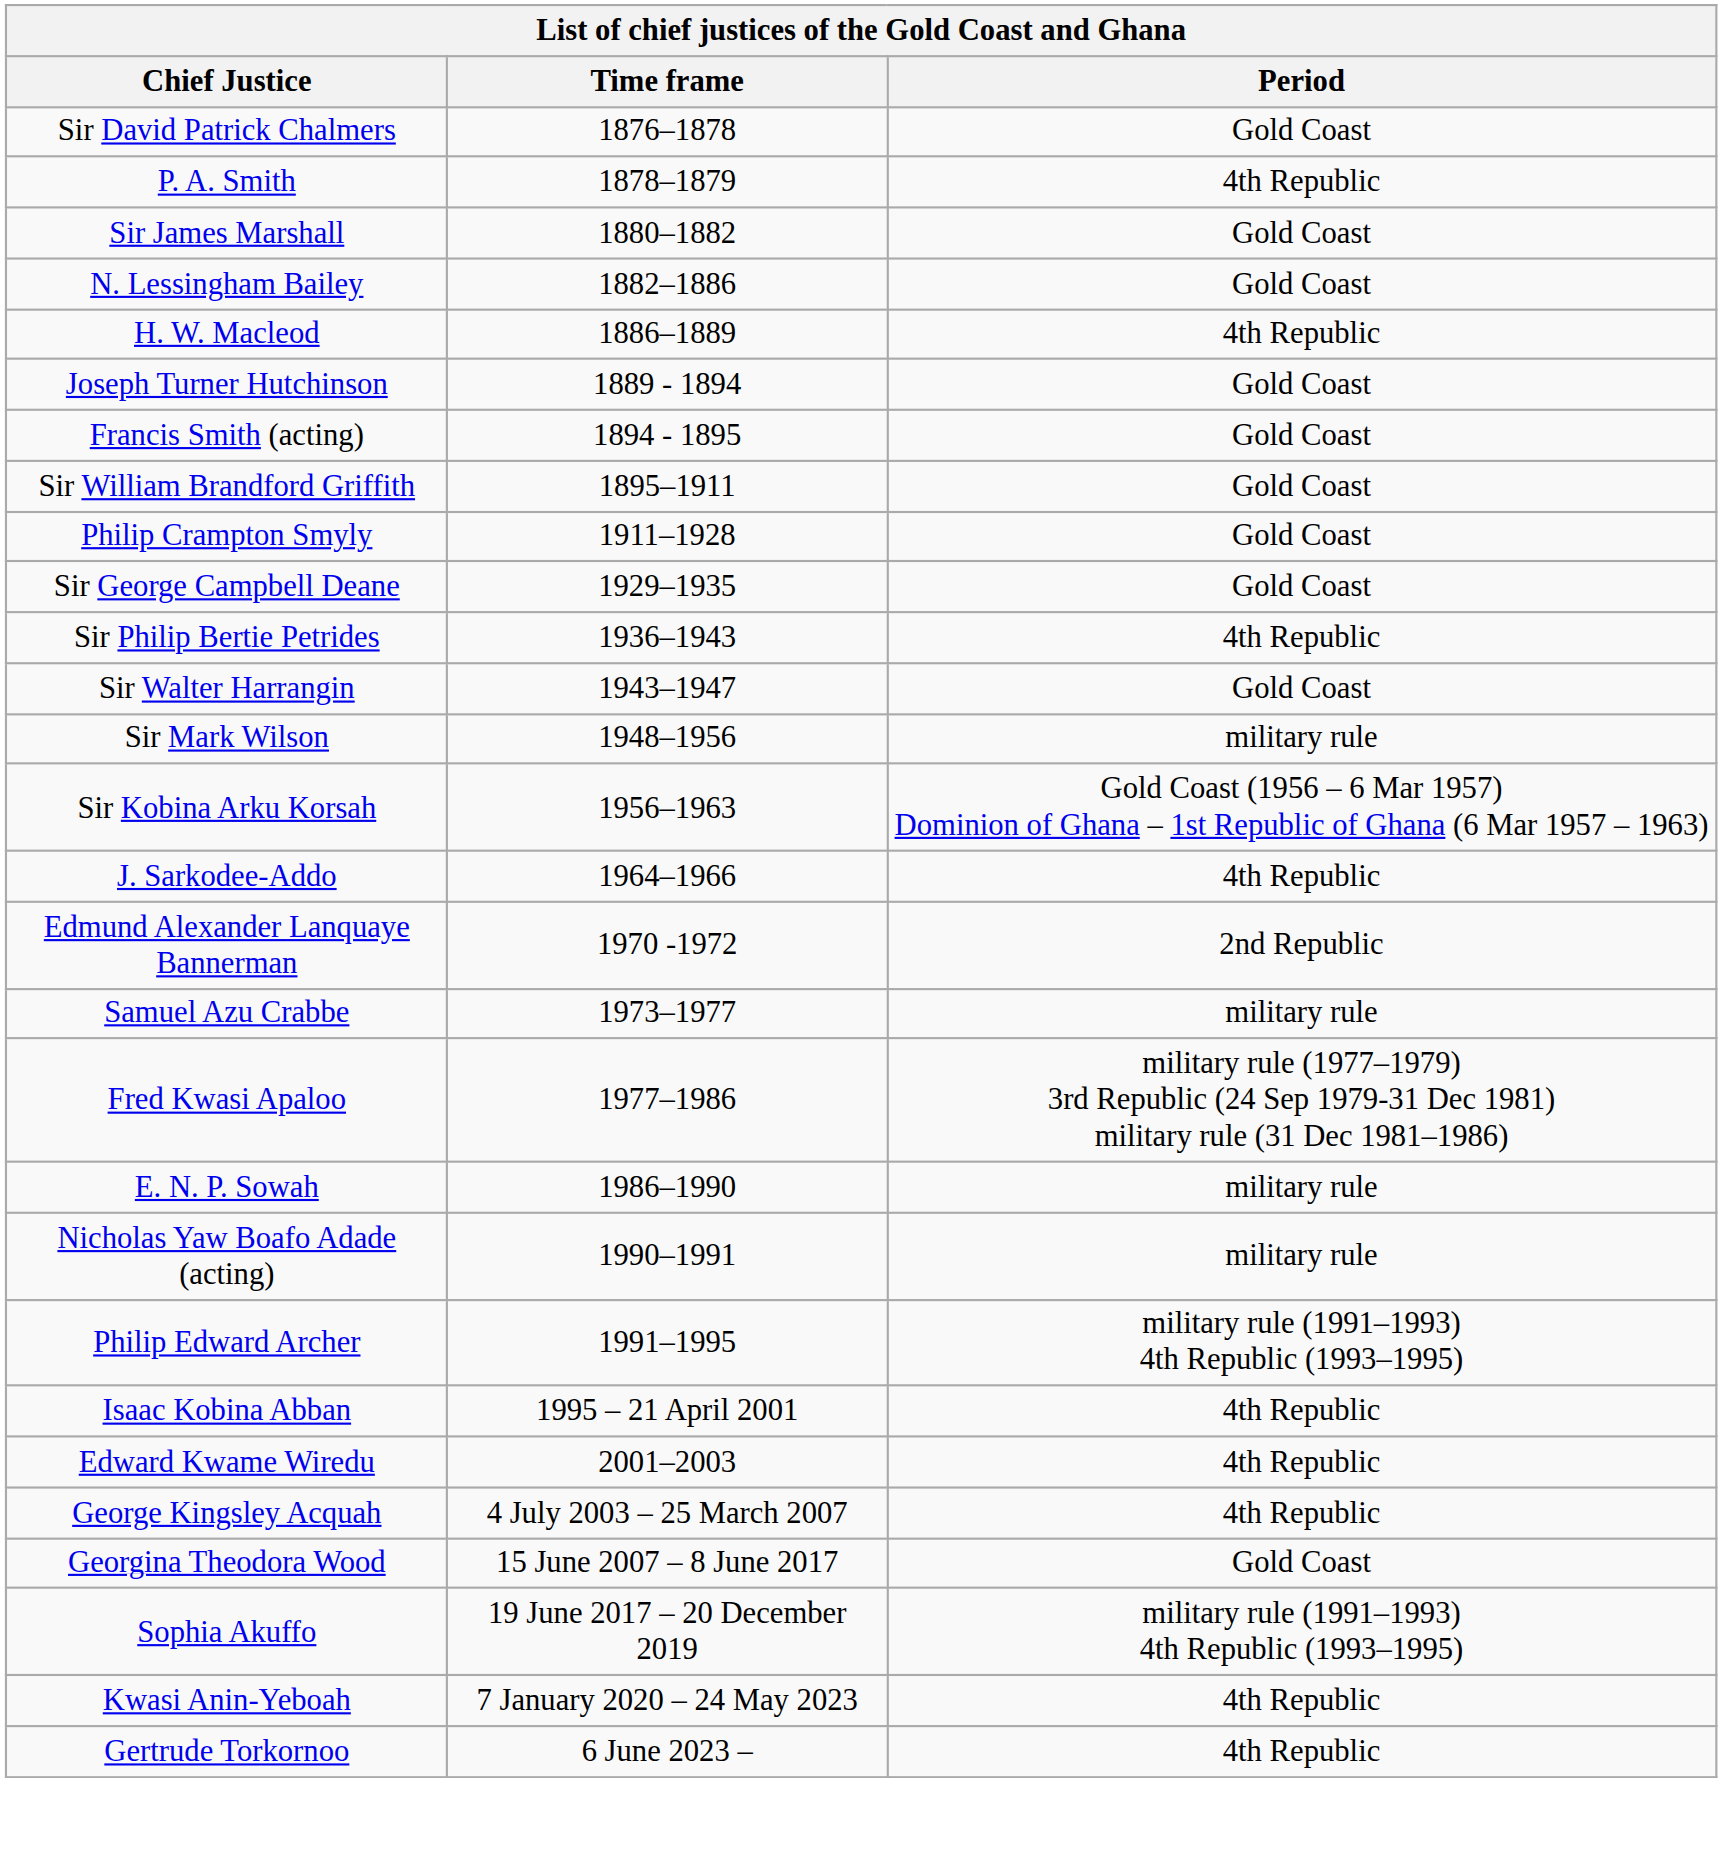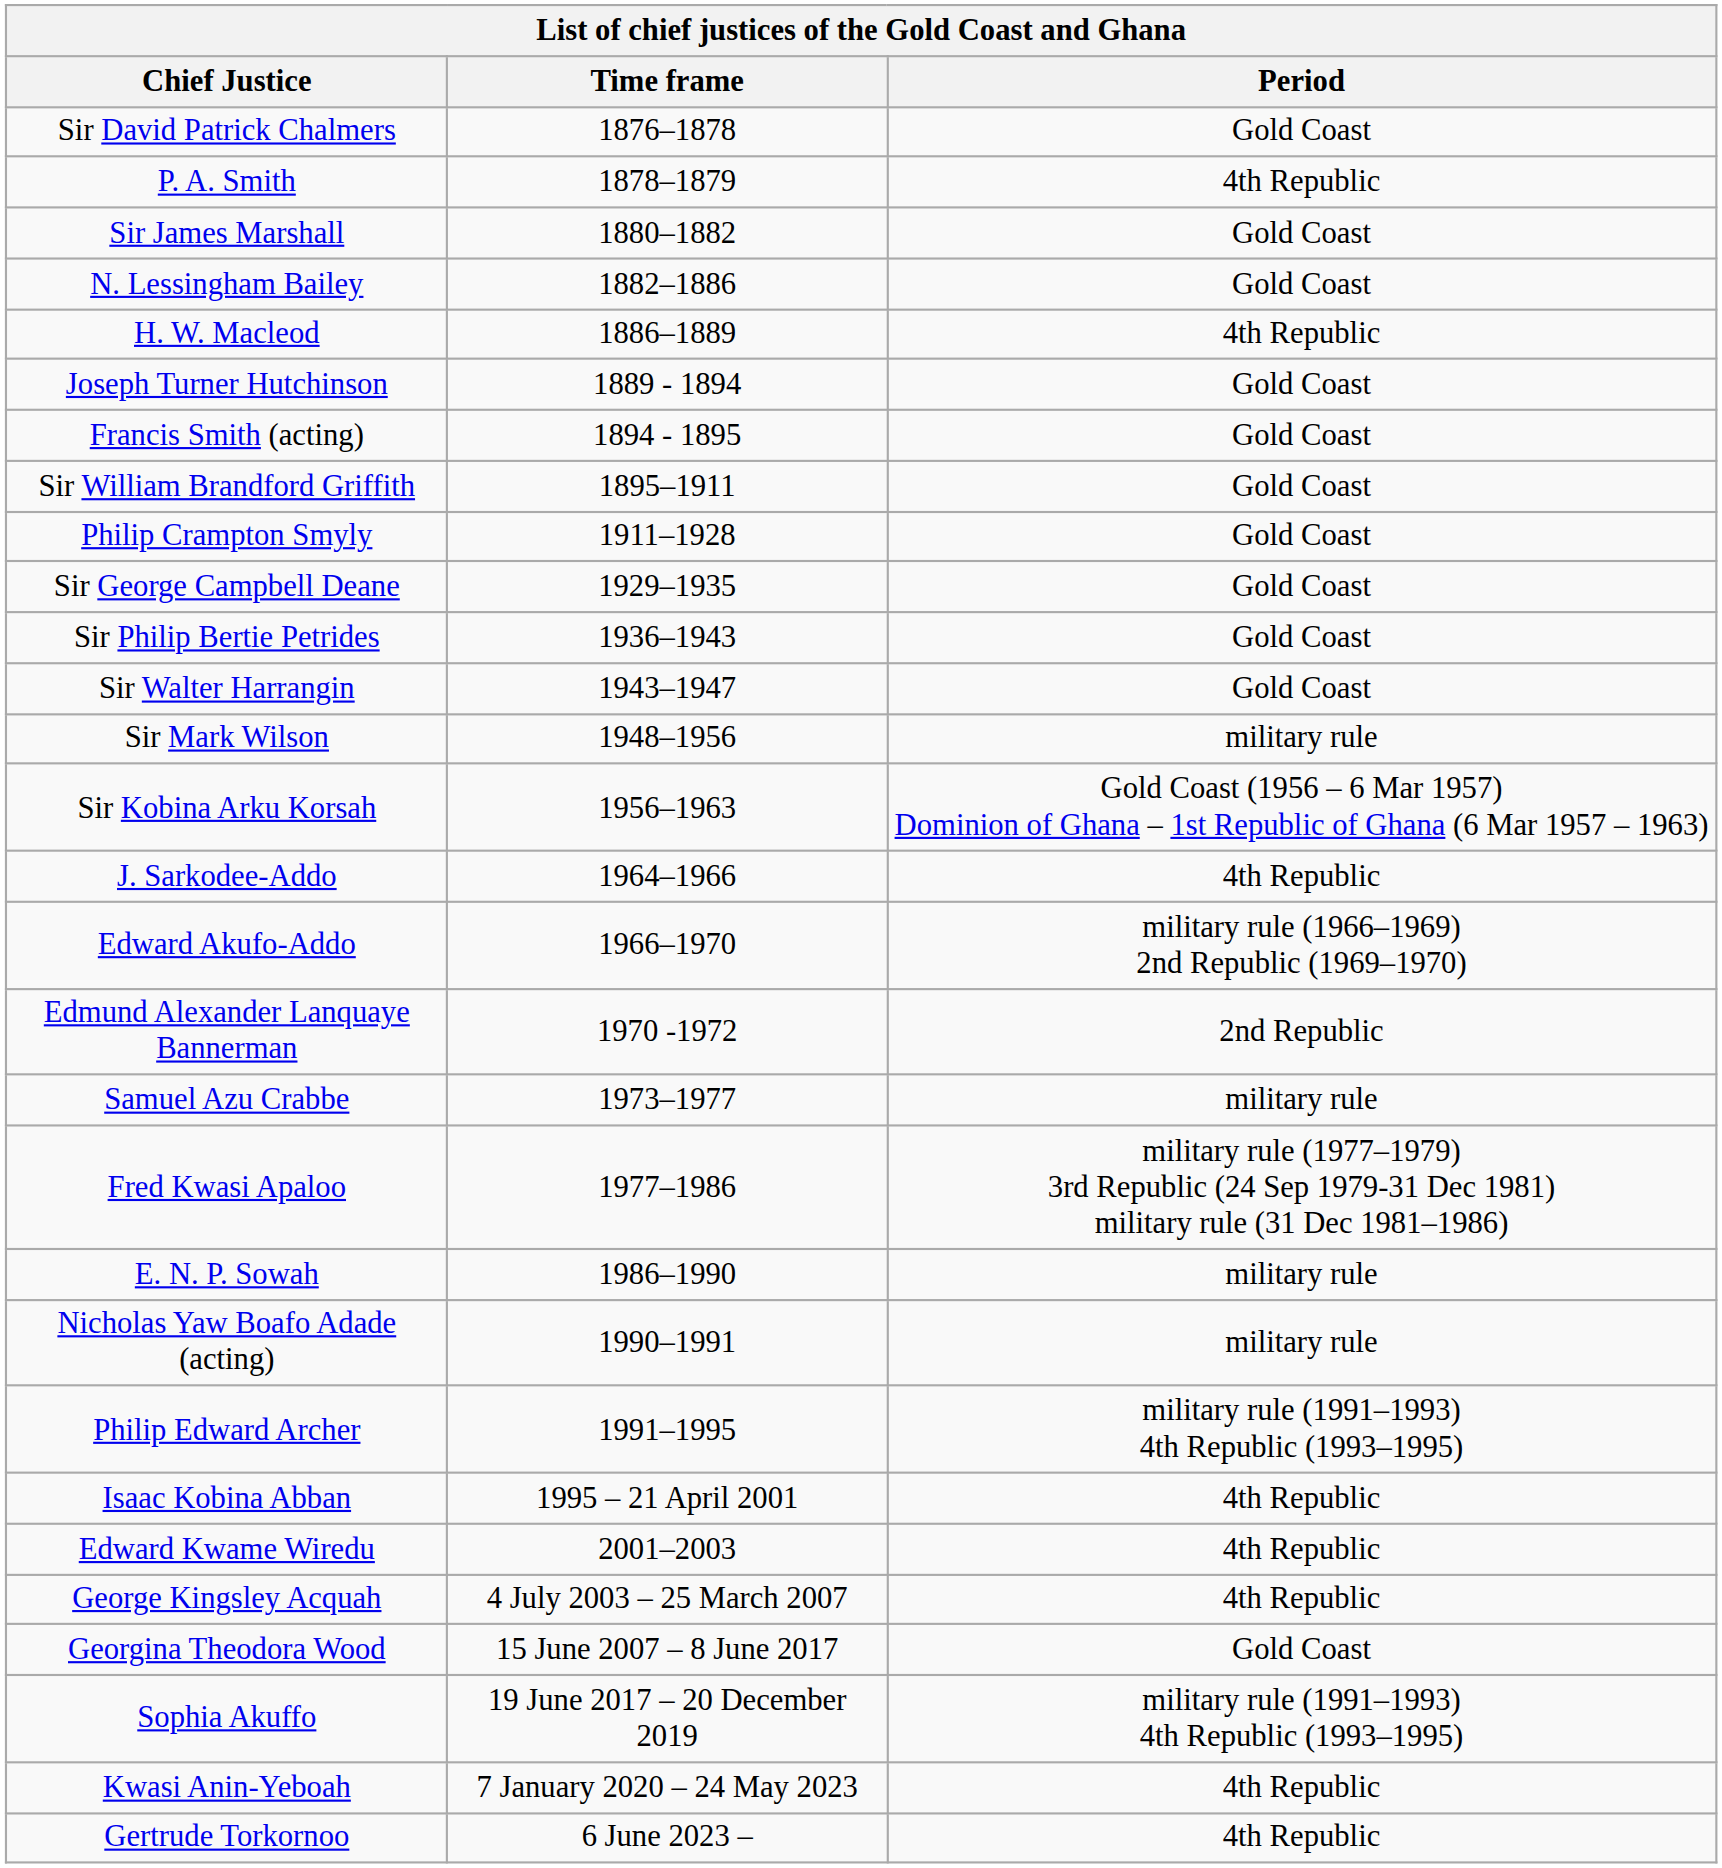(1302, 637) 4th Republic -> (1302, 637) Gold Coast
+ row: (227, 944)
